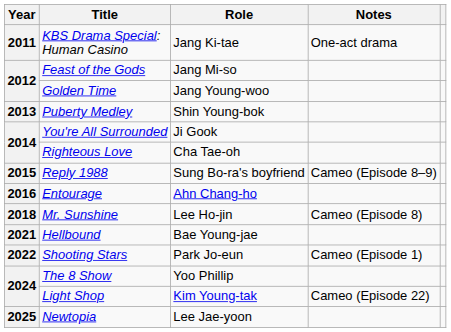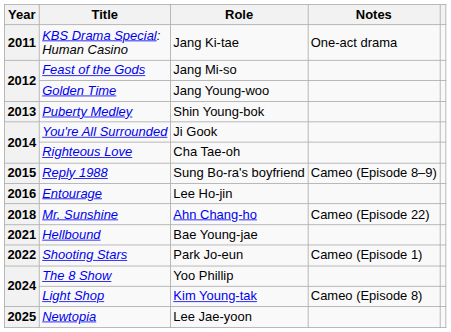(215, 193) Ahn Chang-ho -> (203, 193) Lee Ho-jin
(203, 214) Lee Ho-jin -> (215, 214) Ahn Chang-ho
(367, 214) Cameo (Episode 8) -> (370, 214) Cameo (Episode 22)
(370, 296) Cameo (Episode 22) -> (367, 296) Cameo (Episode 8)
